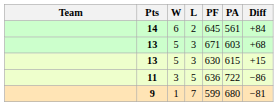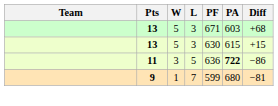- row: (152, 28)
(233, 77) normal -> (233, 61) bold
